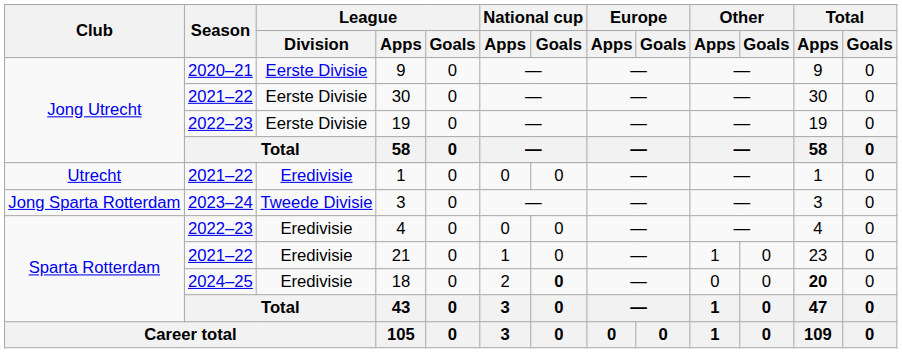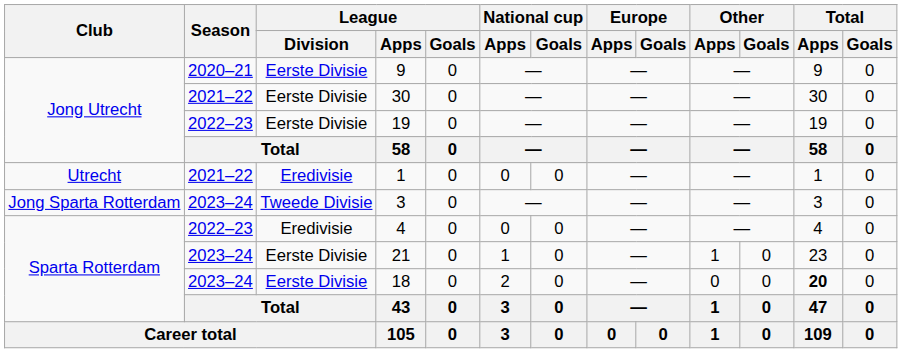(220, 255) 2021–22 -> (220, 255) 2023–24
(316, 255) Eredivisie -> (316, 255) Eerste Divisie
(220, 281) 2024–25 -> (220, 281) 2023–24
(316, 281) Eredivisie -> (316, 281) Eerste Divisie
(559, 281) bold -> (559, 281) normal
